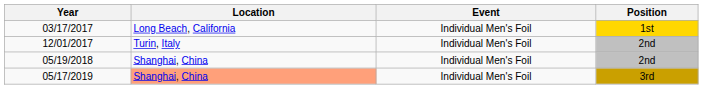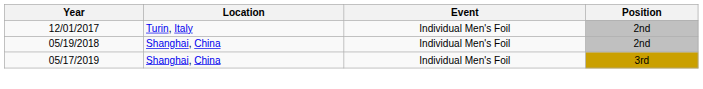- row: (68, 29)
(171, 76) lightsalmon background -> (183, 60) no background
